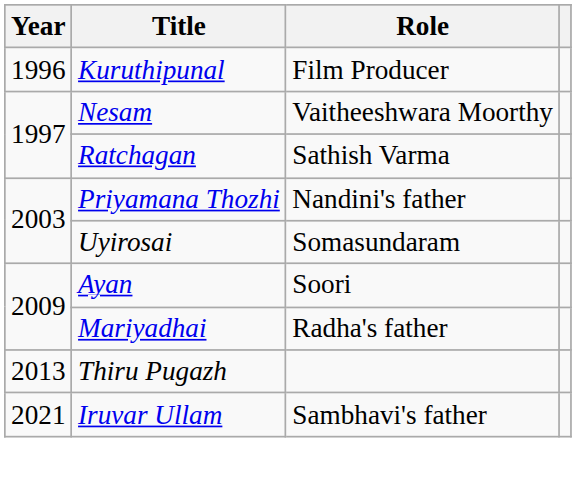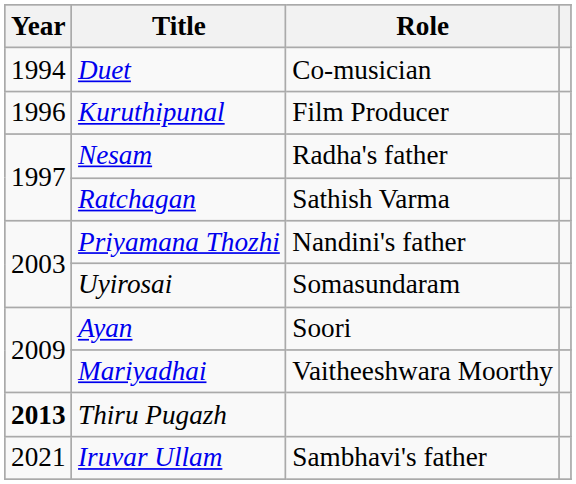+ row: (104, 69)
(423, 112) Vaitheeshwara Moorthy -> (370, 155) Radha's father
(370, 328) Radha's father -> (423, 371) Vaitheeshwara Moorthy
(38, 371) normal -> (38, 414) bold
